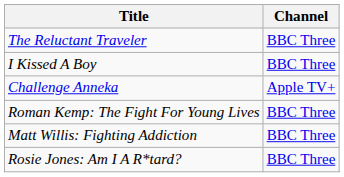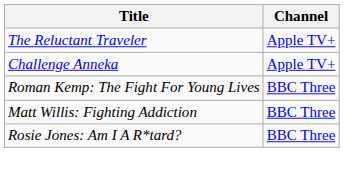(301, 40) BBC Three -> (301, 40) Apple TV+
- row: (52, 64)
